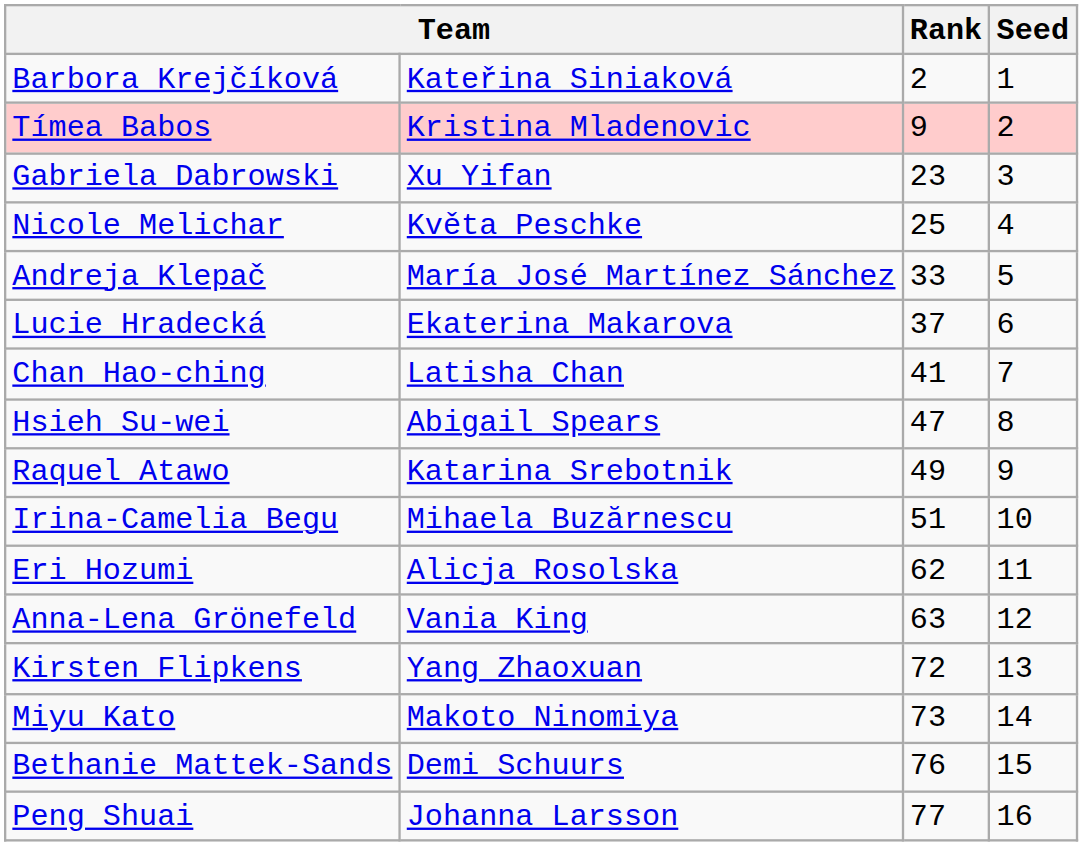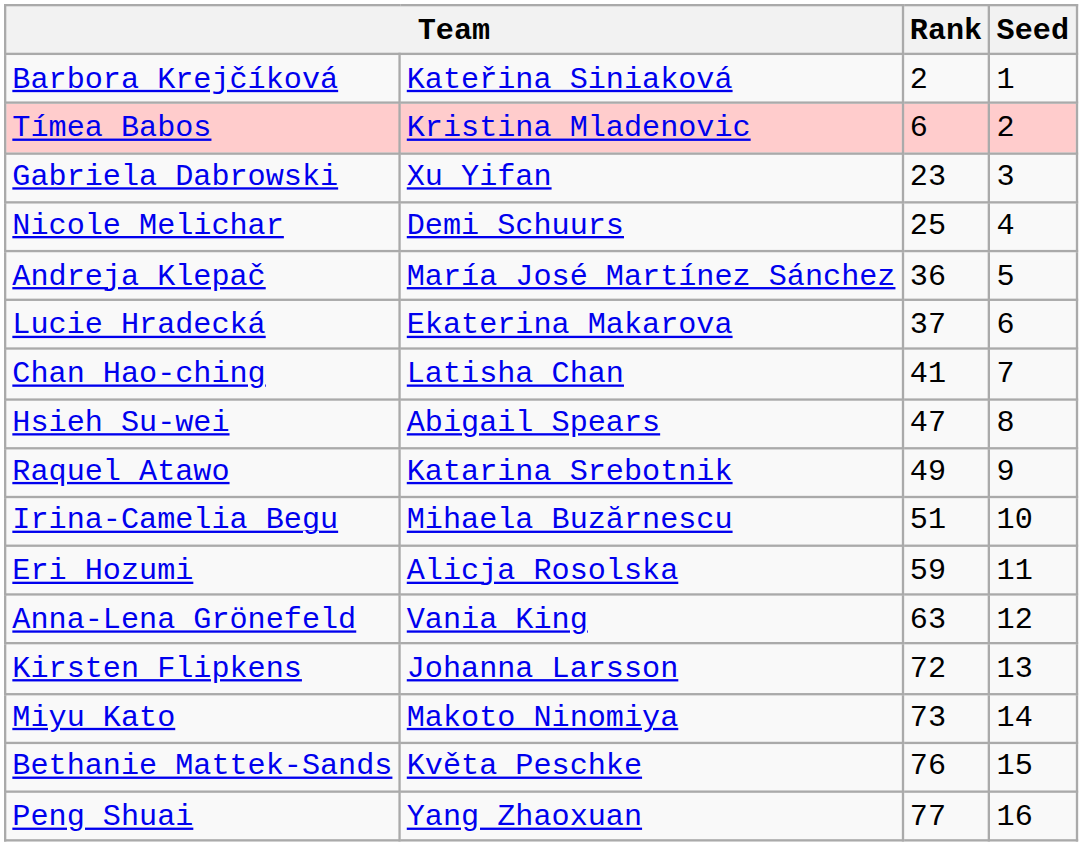(919, 128) 9 -> (919, 128) 6
(524, 226) Květa Peschke -> (515, 226) Demi Schuurs
(928, 276) 33 -> (928, 276) 36
(928, 570) 62 -> (928, 570) 59
(524, 669) Yang Zhaoxuan -> (543, 669) Johanna Larsson
(515, 767) Demi Schuurs -> (524, 767) Květa Peschke
(543, 816) Johanna Larsson -> (524, 816) Yang Zhaoxuan
